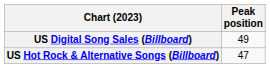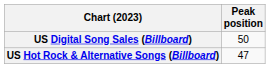(243, 39) 49 -> (243, 39) 50
